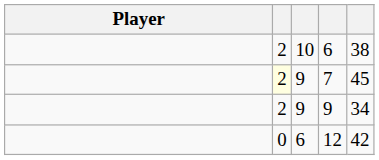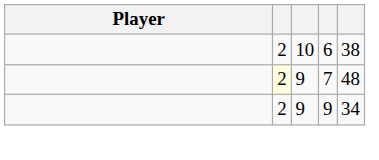(360, 79) 45 -> (351, 79) 48
- row: (332, 139)
